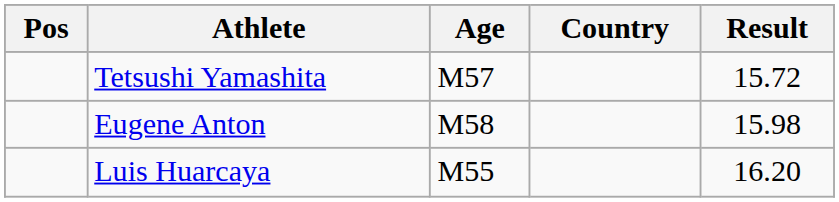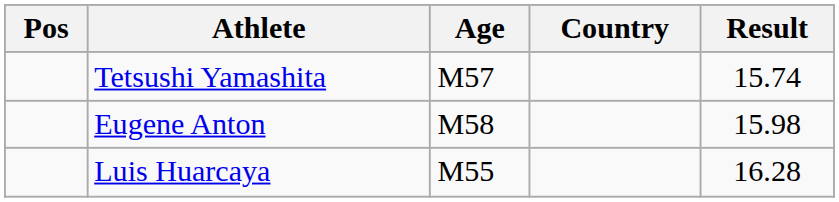(767, 76) 15.72 -> (767, 76) 15.74
(767, 171) 16.20 -> (767, 171) 16.28
